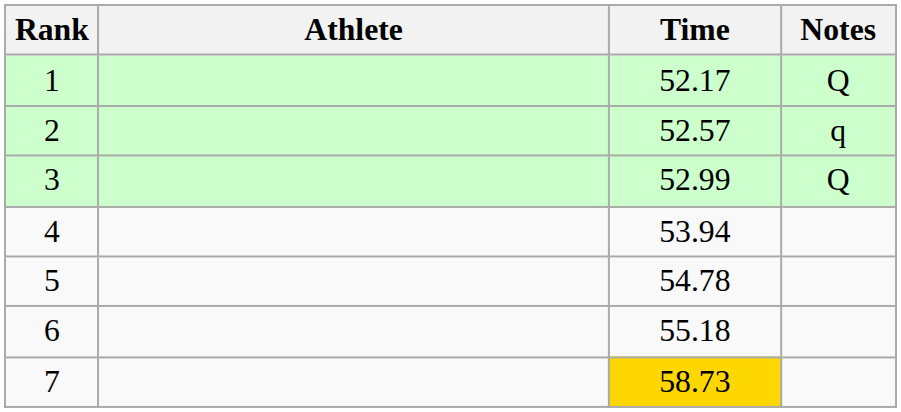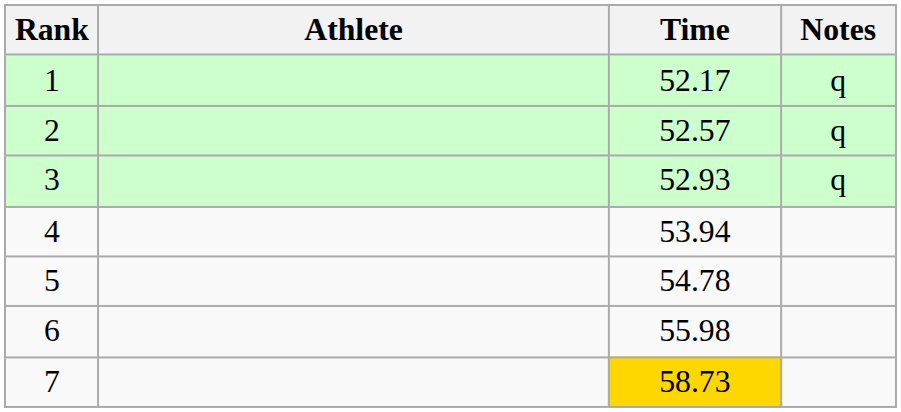(838, 79) Q -> (838, 79) q
(695, 180) 52.99 -> (695, 180) 52.93
(838, 180) Q -> (838, 180) q
(695, 331) 55.18 -> (695, 331) 55.98
